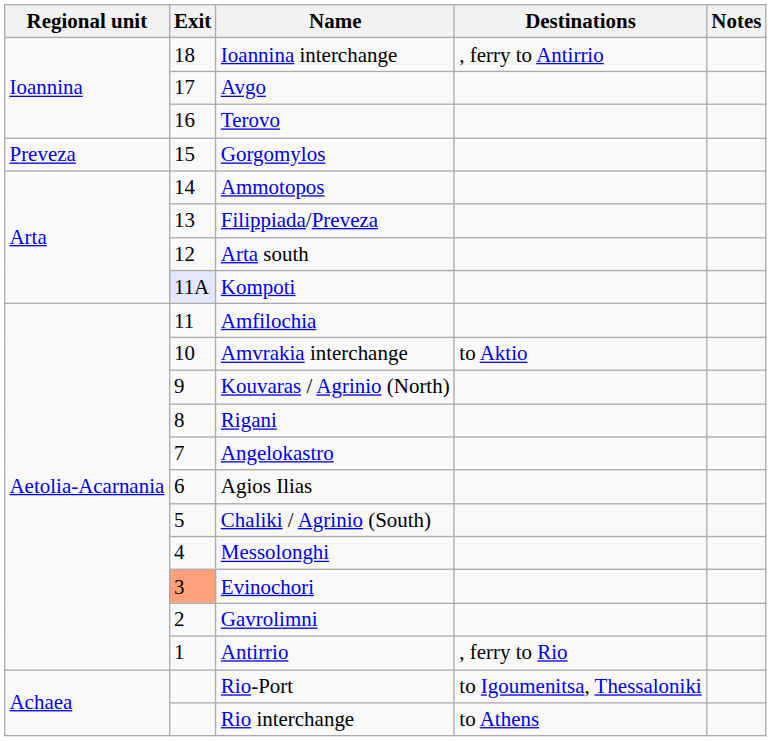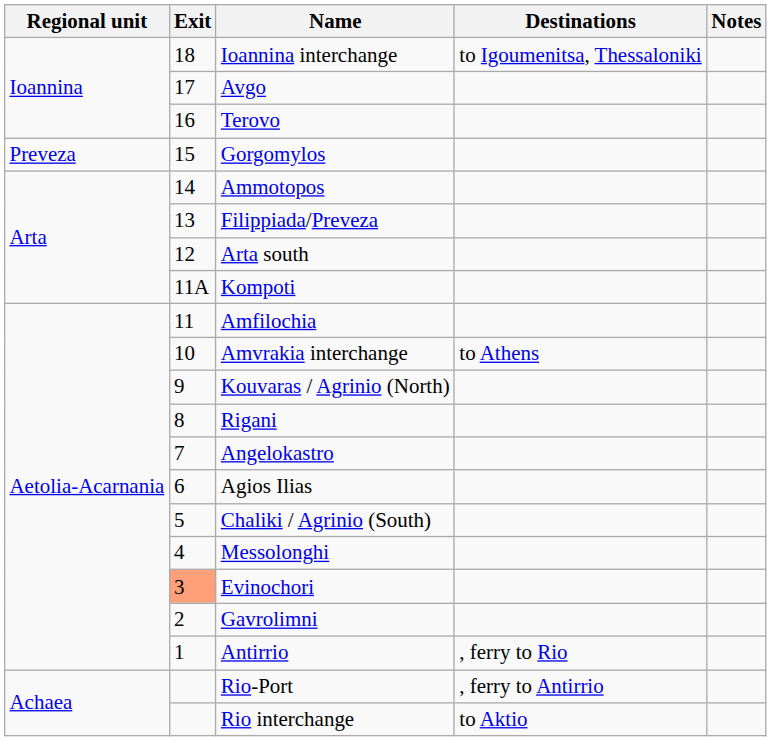(531, 54) , ferry to Antirrio -> (581, 54) to Igoumenitsa, Thessaloniki
(192, 287) lavender background -> (192, 287) no background
(493, 353) to Aktio -> (499, 353) to Athens
(581, 685) to Igoumenitsa, Thessaloniki -> (531, 685) , ferry to Antirrio
(499, 719) to Athens -> (493, 719) to Aktio
